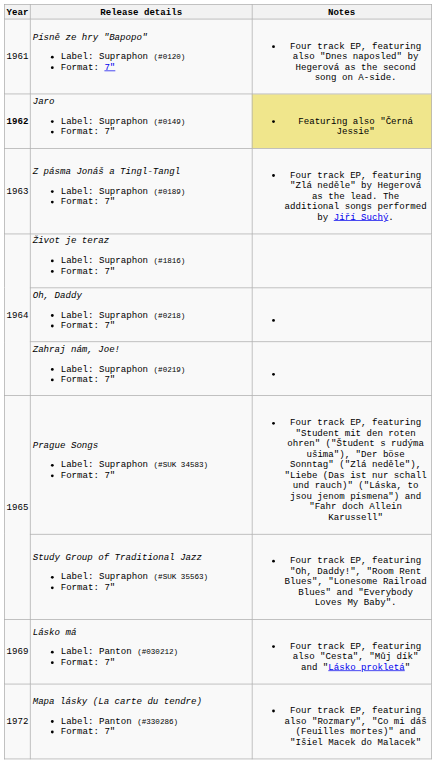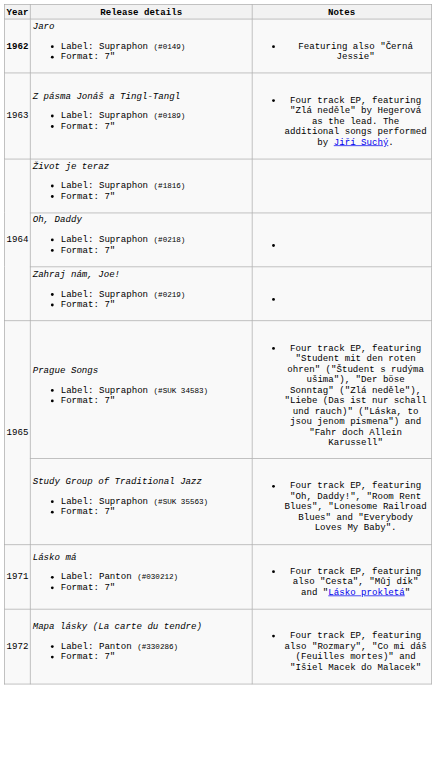- row: (141, 52)
(342, 126) khaki background -> (342, 51) no background
(17, 652) 1969 -> (17, 577) 1971
